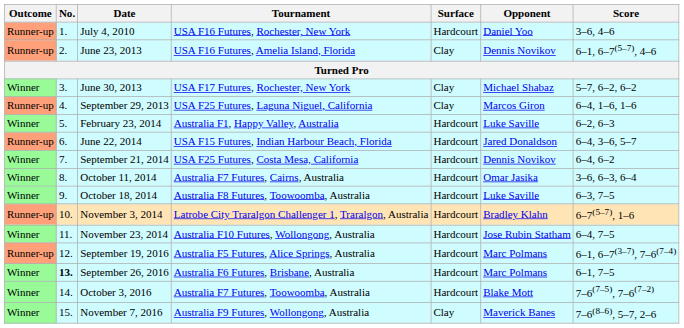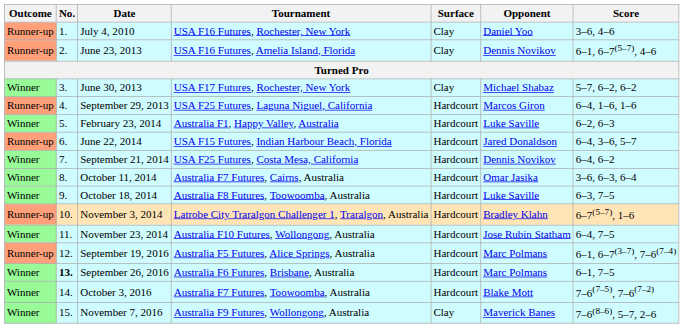(456, 30) Hardcourt -> (444, 30) Clay
(444, 105) Clay -> (456, 105) Hardcourt
